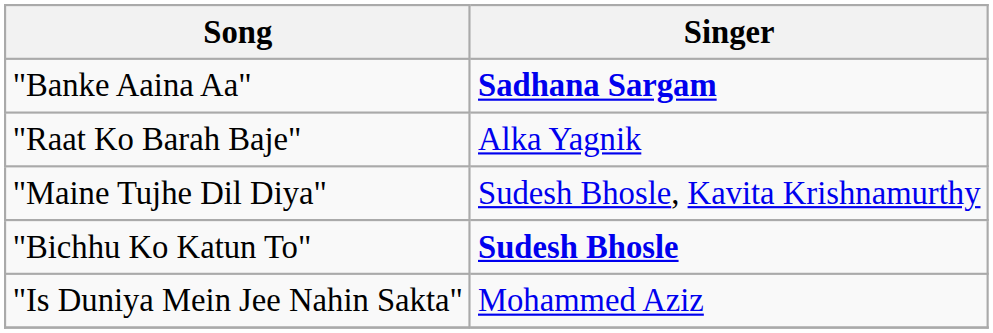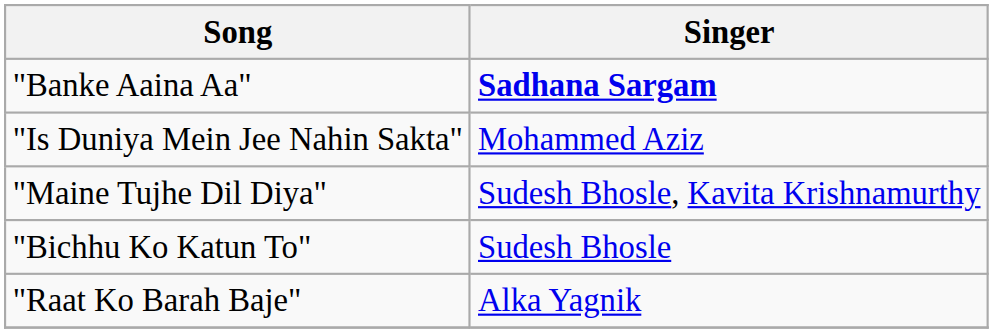rows swapped: (238, 301) <-> (157, 139)
(578, 247) bold -> (575, 247) normal
